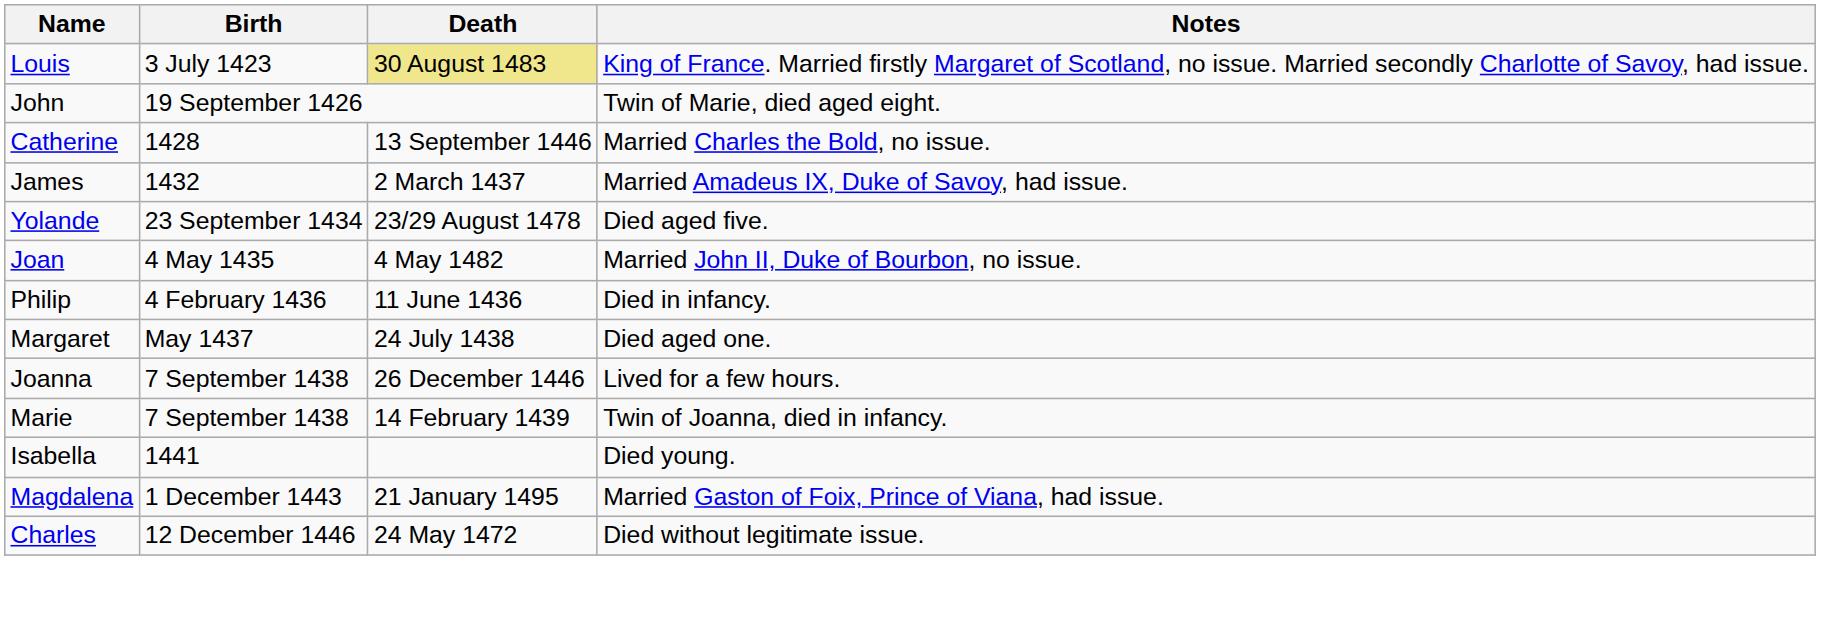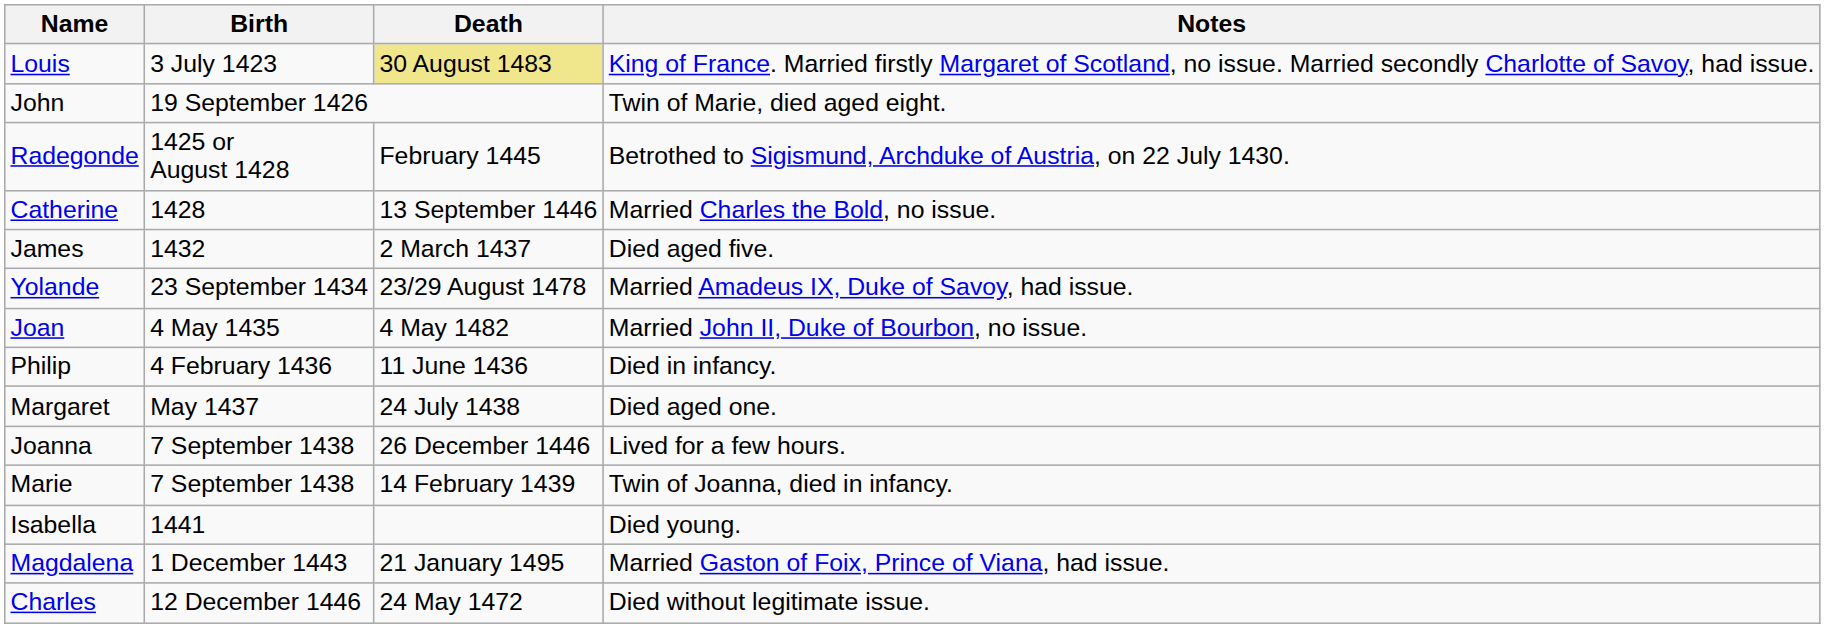+ row: (75, 156)
(866, 181) Married Amadeus IX, Duke of Savoy, had issue. -> (691, 248) Died aged five.
(686, 220) Died aged five. -> (871, 288) Married Amadeus IX, Duke of Savoy, had issue.
